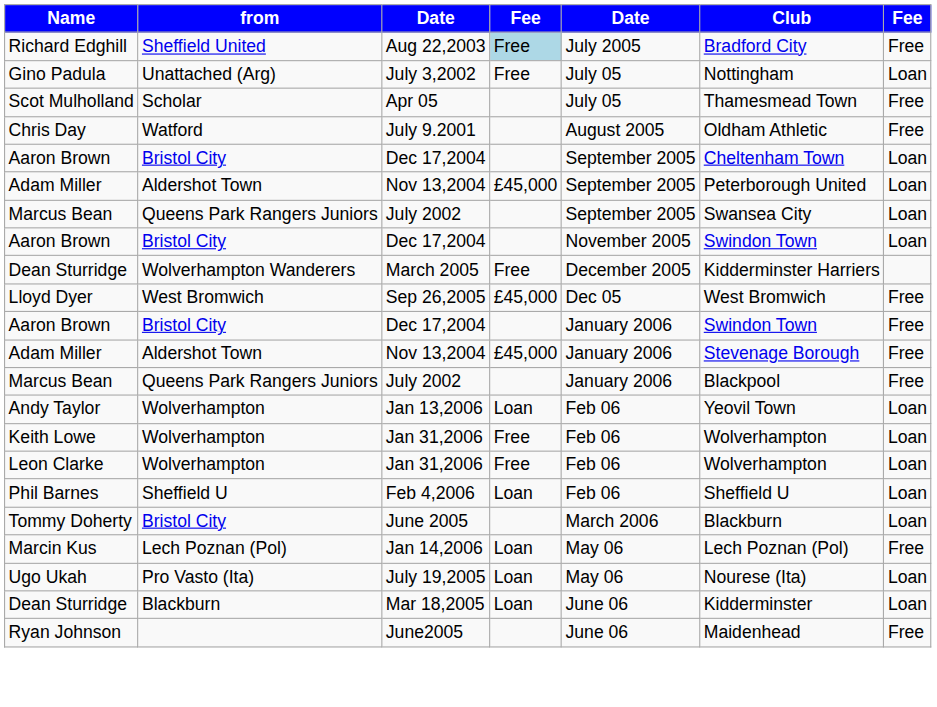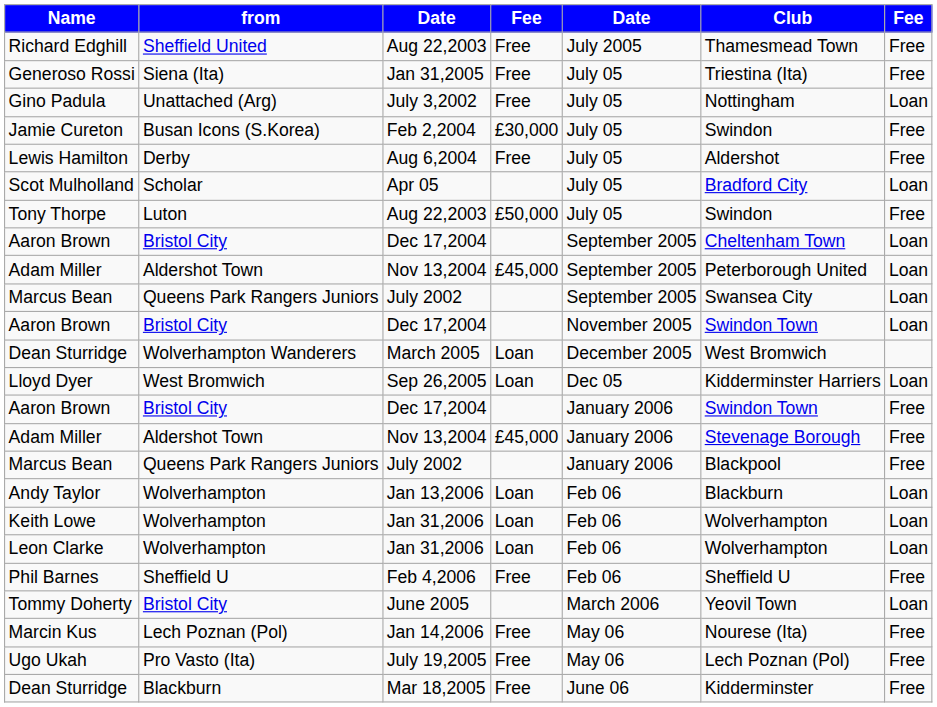(512, 46) lightblue background -> (513, 46) no background
(755, 46) Bradford City -> (781, 46) Thamesmead Town
+ row: (72, 74)
+ row: (66, 130)
+ row: (68, 158)
(780, 102) Thamesmead Town -> (756, 185) Bradford City
(906, 102) Free -> (908, 185) Loan
+ row: (57, 213)
- row: (47, 130)
(512, 269) Free -> (514, 353) Loan
(792, 269) Kidderminster Harriers -> (766, 353) West Bromwich
(526, 297) £45,000 -> (514, 381) Loan
(765, 297) West Bromwich -> (793, 381) Kidderminster Harriers
(906, 297) Free -> (908, 381) Loan
(750, 409) Yeovil Town -> (744, 492) Blackburn
(512, 437) Free -> (514, 520) Loan
(512, 465) Free -> (514, 548) Loan
(513, 492) Loan -> (513, 576) Free
(907, 492) Loan -> (907, 576) Free
(743, 520) Blackburn -> (751, 604) Yeovil Town
(513, 548) Loan -> (513, 632) Free
(776, 548) Lech Poznan (Pol) -> (756, 632) Nourese (Ita)
(513, 576) Loan -> (513, 660) Free
(755, 576) Nourese (Ita) -> (777, 660) Lech Poznan (Pol)
(907, 576) Loan -> (907, 660) Free
(513, 604) Loan -> (513, 688) Free
(907, 604) Loan -> (907, 688) Free
- row: (65, 632)
